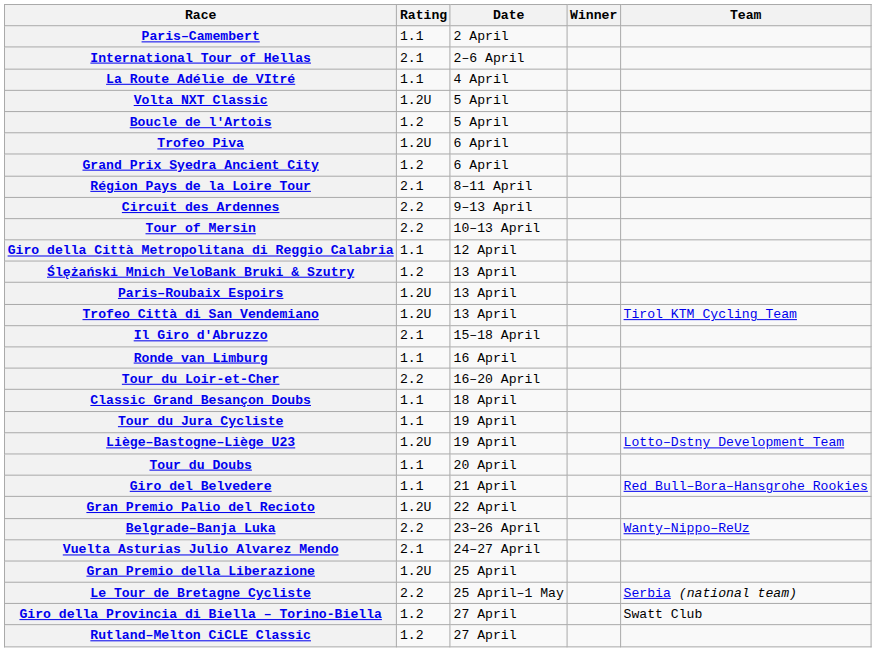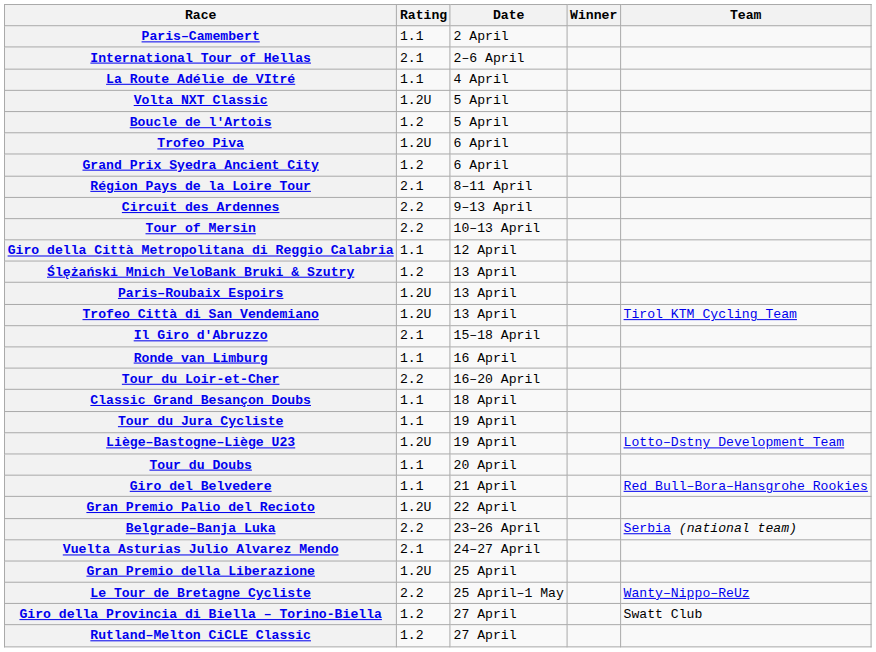(687, 529) Wanty–Nippo–ReUz -> (710, 529) Serbia (national team)
(710, 593) Serbia (national team) -> (687, 593) Wanty–Nippo–ReUz
